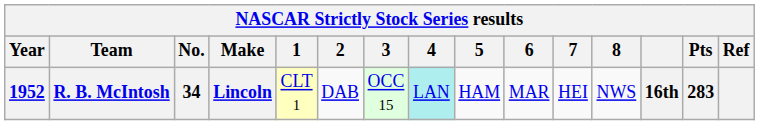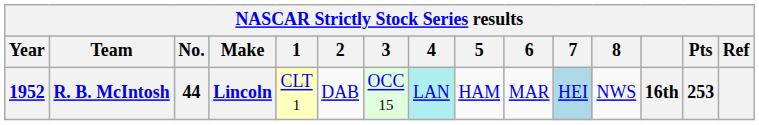(191, 93) 34 -> (191, 93) 44
(573, 93) no background -> (573, 93) lightblue background
(701, 93) 283 -> (701, 93) 253
